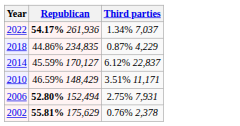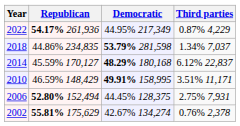+ column: (138, 13)
(132, 30) 1.34% 7,037 -> (205, 30) 0.87% 4,229
(132, 46) 0.87% 4,229 -> (205, 46) 1.34% 7,037
